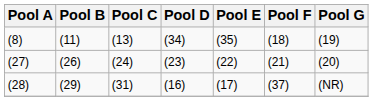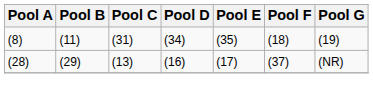(122, 39) (13) -> (122, 39) (31)
- row: (18, 62)
(122, 85) (31) -> (122, 62) (13)
